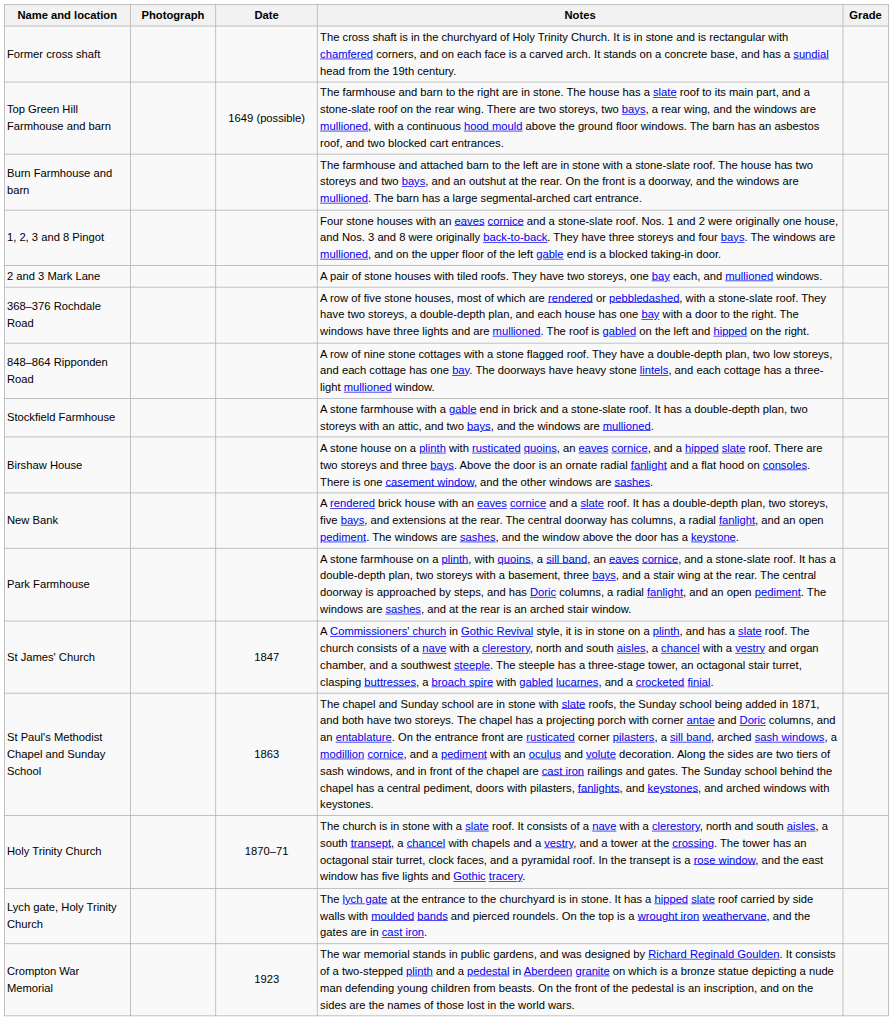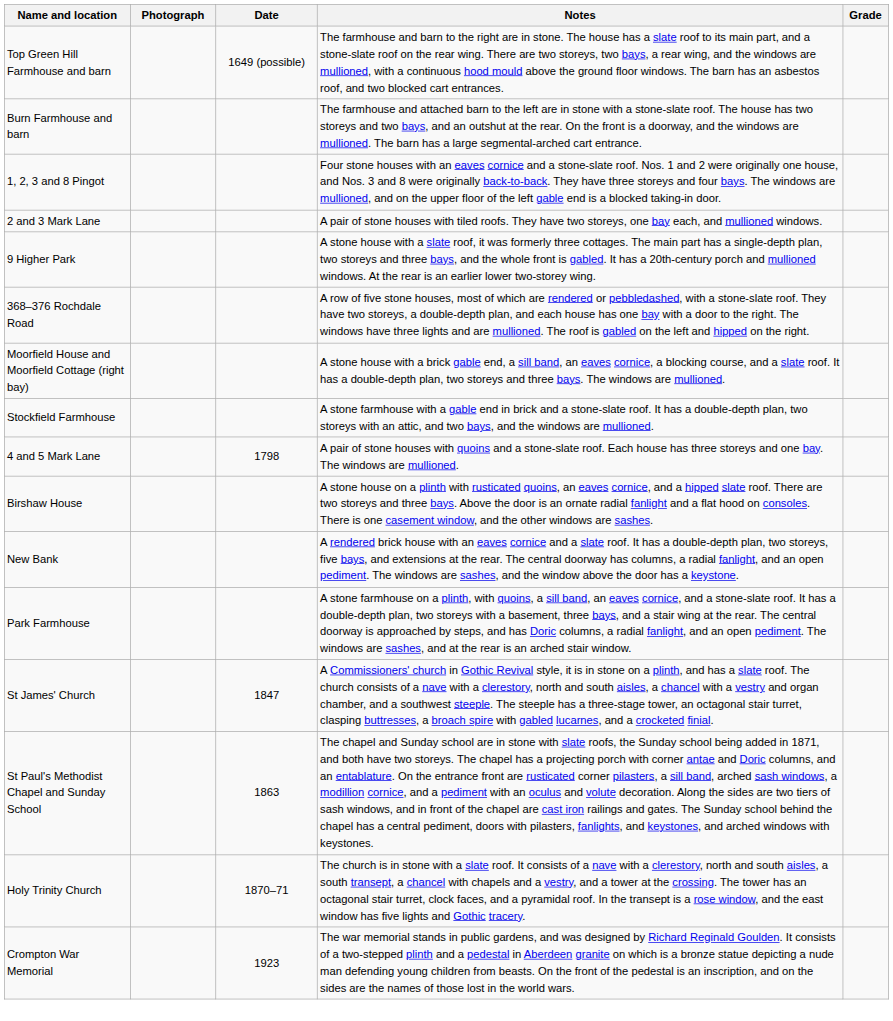- row: (54, 54)
+ row: (41, 259)
- row: (57, 370)
+ row: (65, 370)
+ row: (54, 456)
- row: (62, 916)
